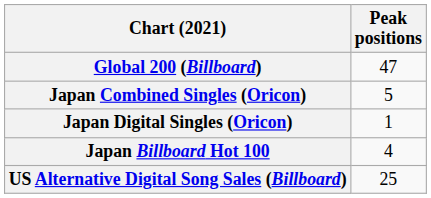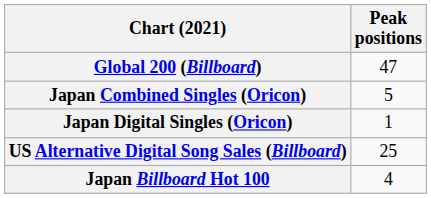rows swapped: (178, 151) <-> (178, 179)
